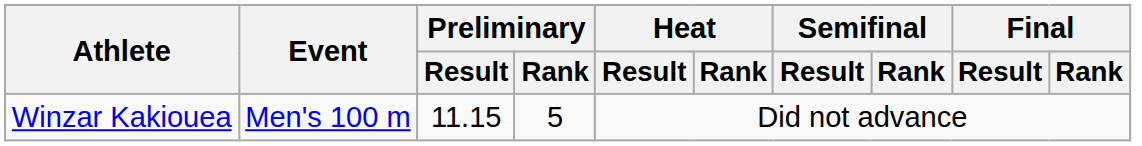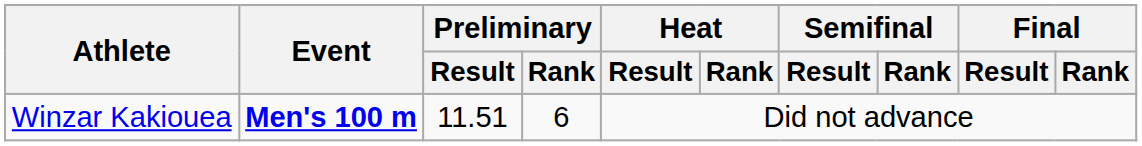(328, 118) normal -> (331, 118) bold
(466, 118) 11.15 -> (472, 118) 11.51
(555, 118) 5 -> (561, 118) 6
